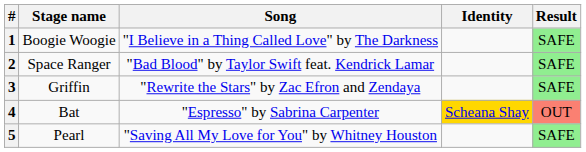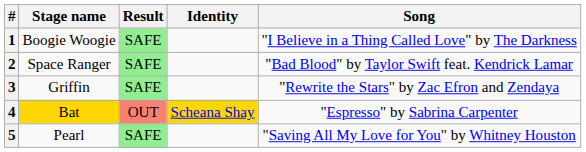columns swapped: (280, 16) <-> (556, 16)
(69, 111) no background -> (69, 111) gold background
